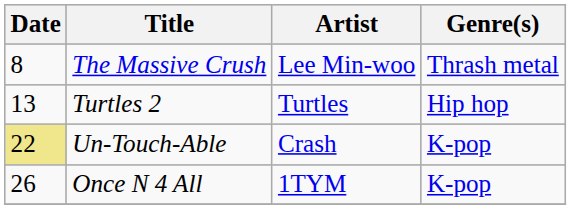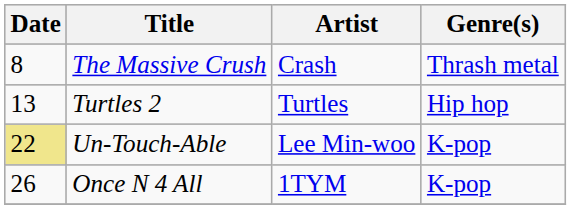(347, 64) Lee Min-woo -> (307, 64) Crash
(307, 143) Crash -> (347, 143) Lee Min-woo
